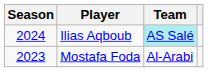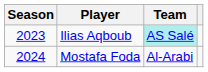(31, 35) 2024 -> (31, 35) 2023
(31, 56) 2023 -> (31, 56) 2024
